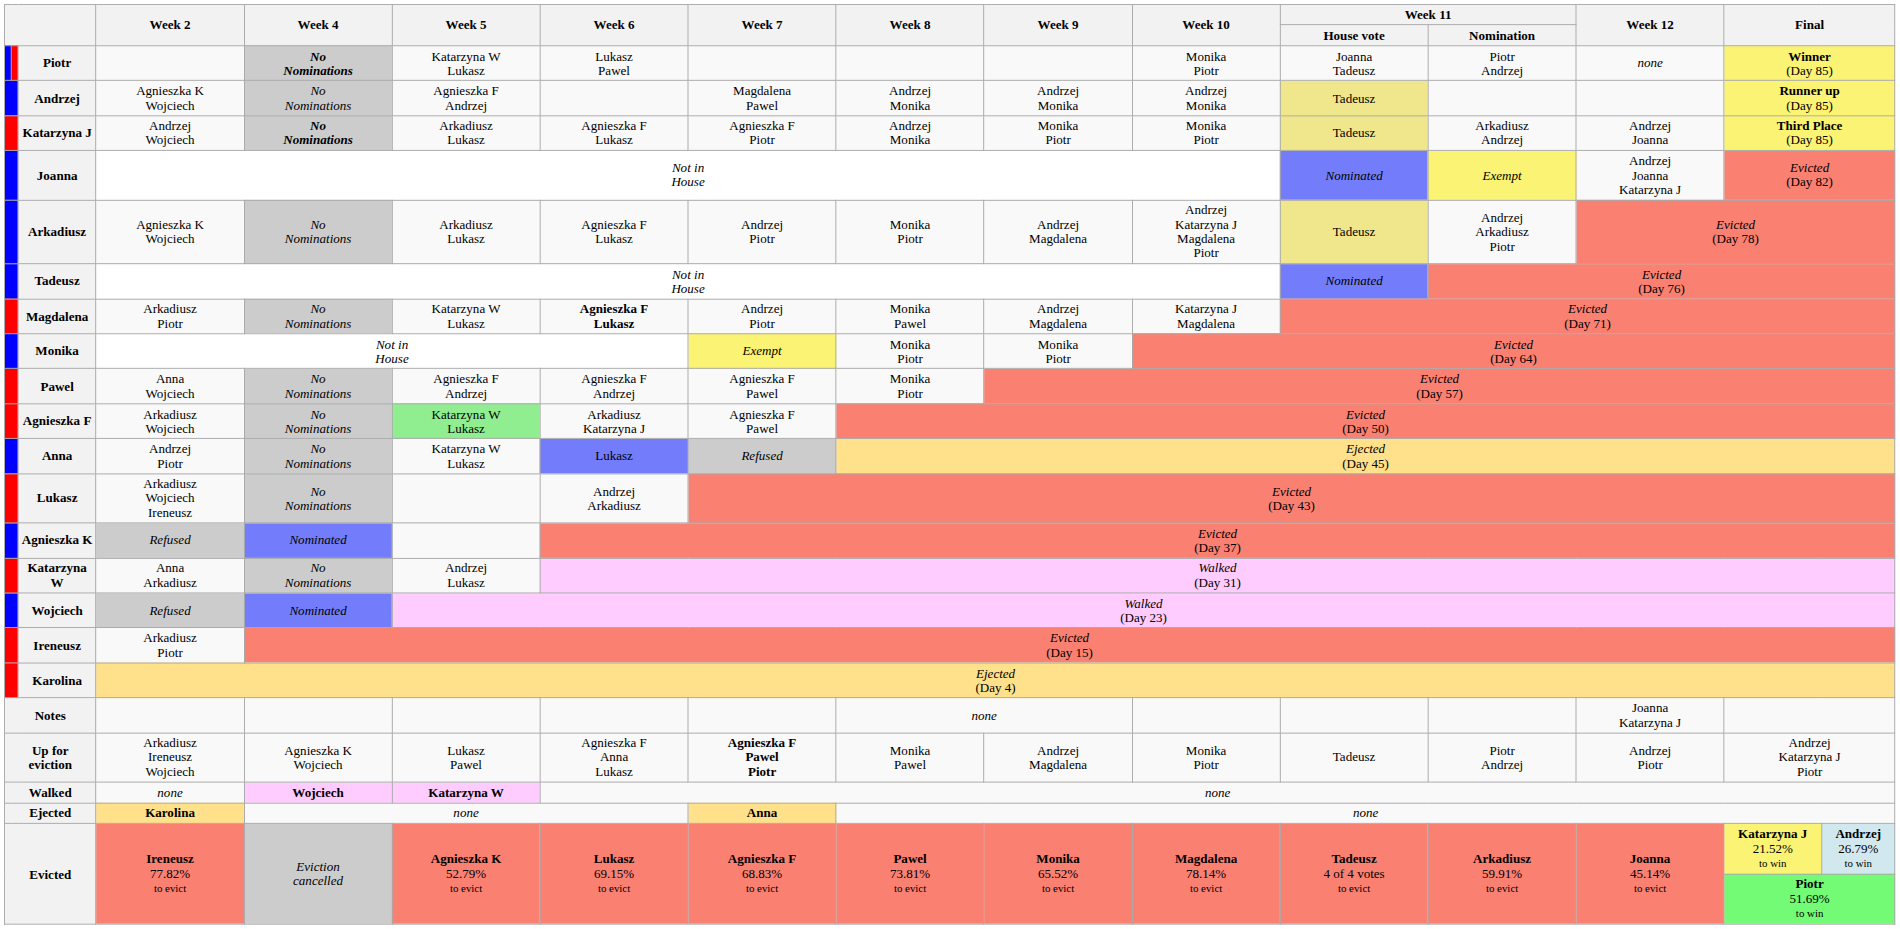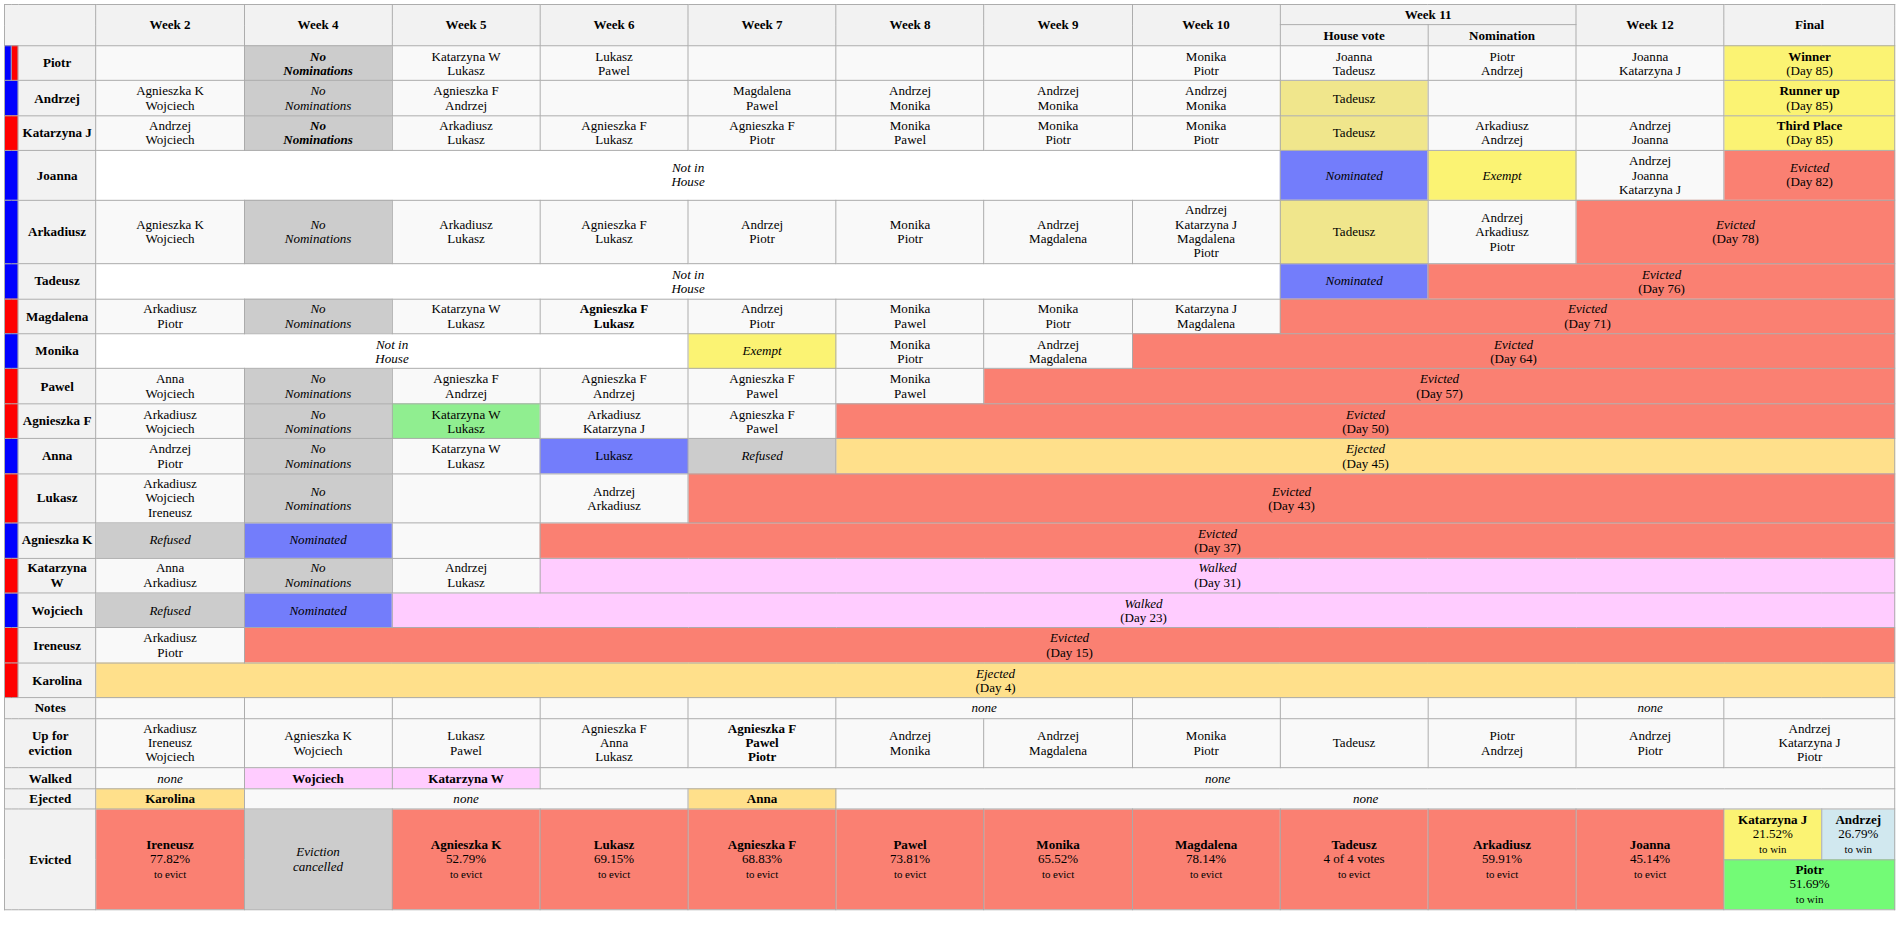(1650, 63) none -> (1650, 63) Joanna Katarzyna J
(910, 133) Andrzej Monika -> (910, 133) Monika Pawel
(1058, 316) Andrzej Magdalena -> (1058, 316) Monika Piotr
(1058, 351) Monika Piotr -> (1058, 351) Andrzej Magdalena
(910, 386) Monika Piotr -> (910, 386) Monika Pawel
(1650, 715) Joanna Katarzyna J -> (1650, 708) none
(910, 757) Monika Pawel -> (910, 743) Andrzej Monika
